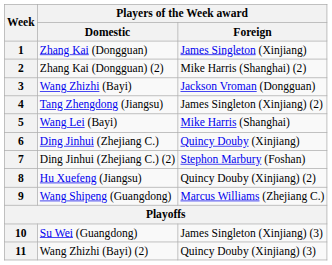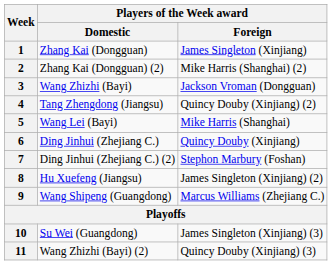(252, 104) James Singleton (Xinjiang) (2) -> (248, 104) Quincy Douby (Xinjiang) (2)
(248, 178) Quincy Douby (Xinjiang) (2) -> (252, 178) James Singleton (Xinjiang) (2)
